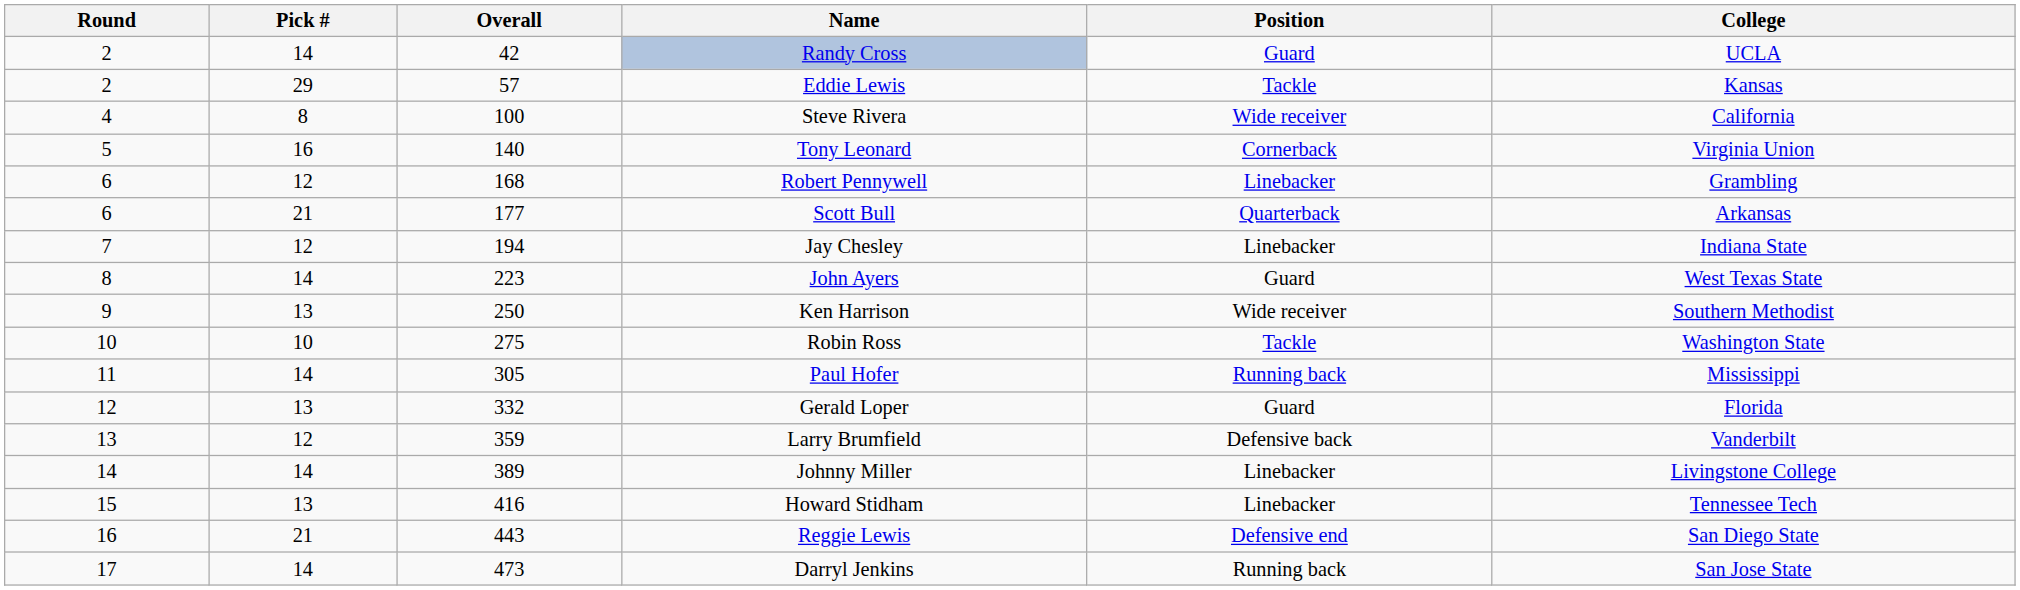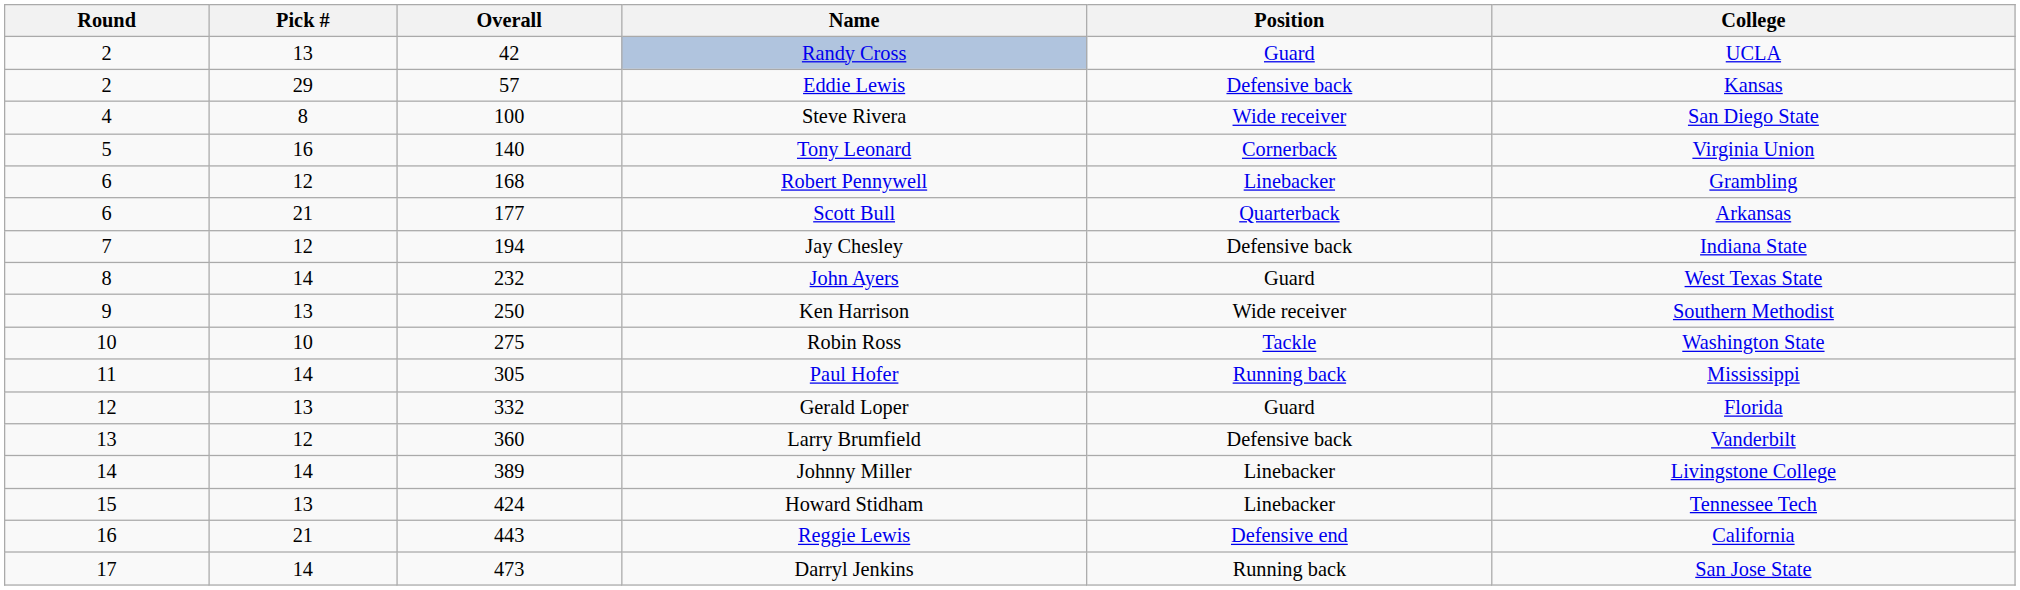(303, 52) 14 -> (303, 52) 13
(1289, 85) Tackle -> (1289, 85) Defensive back
(1753, 117) California -> (1753, 117) San Diego State
(1289, 246) Linebacker -> (1289, 246) Defensive back
(509, 278) 223 -> (509, 278) 232
(509, 439) 359 -> (509, 439) 360
(509, 504) 416 -> (509, 504) 424
(1753, 536) San Diego State -> (1753, 536) California
